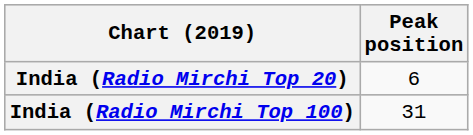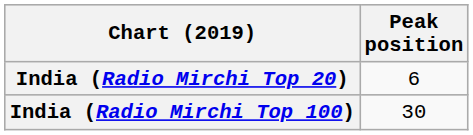(414, 112) 31 -> (414, 112) 30
